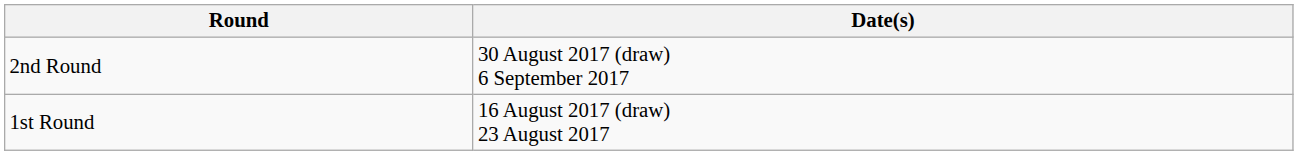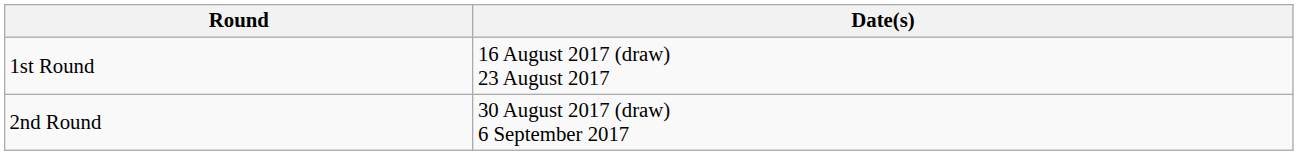rows swapped: (52, 122) <-> (55, 65)
